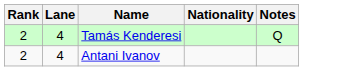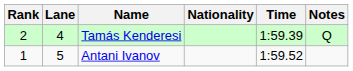+ column: (281, 14)
(23, 55) 2 -> (23, 55) 1
(60, 55) 4 -> (60, 55) 5
